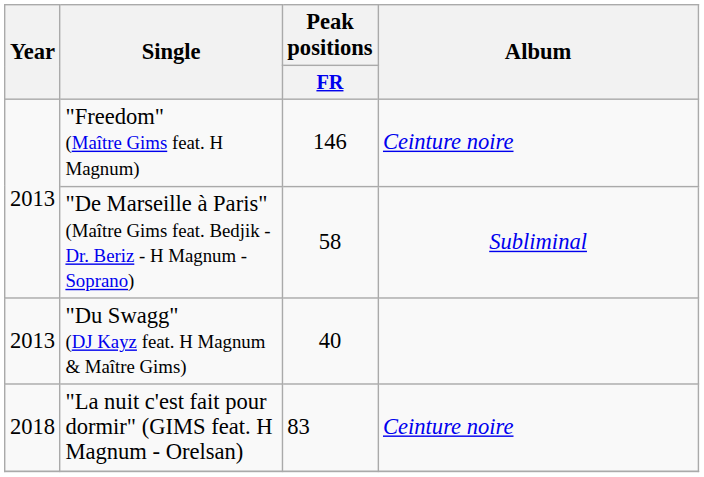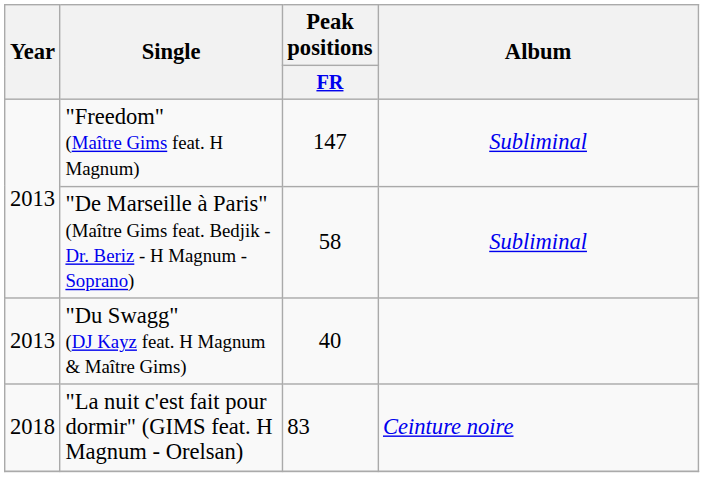(330, 142) 146 -> (330, 142) 147
(448, 142) Ceinture noire -> (538, 142) Subliminal
